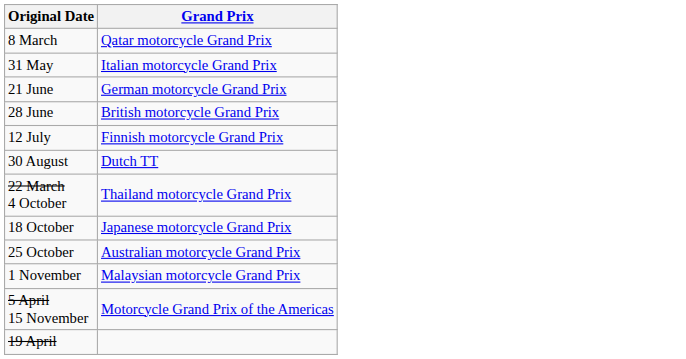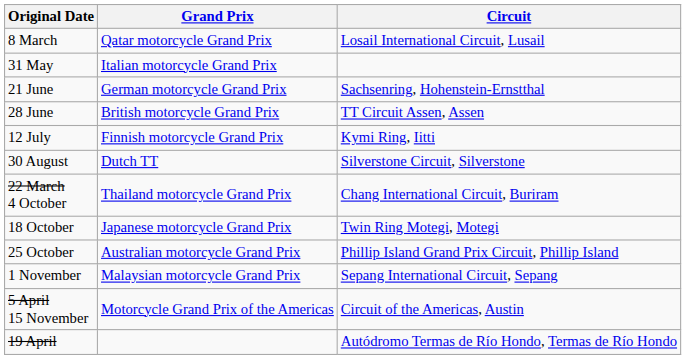+ column: (509, 16)
